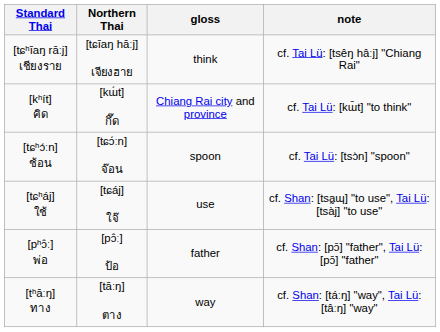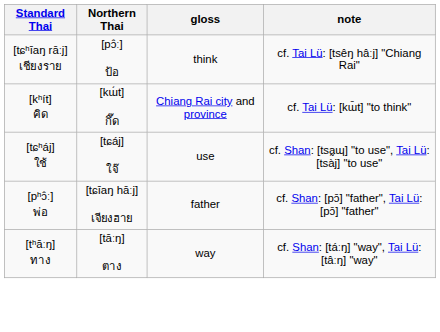(112, 58) [tɕīaŋ hāːj] เจียงฮาย -> (112, 58) [pɔ̂ː] ป้อ
- row: (40, 155)
(112, 252) [pɔ̂ː] ป้อ -> (112, 204) [tɕīaŋ hāːj] เจียงฮาย
